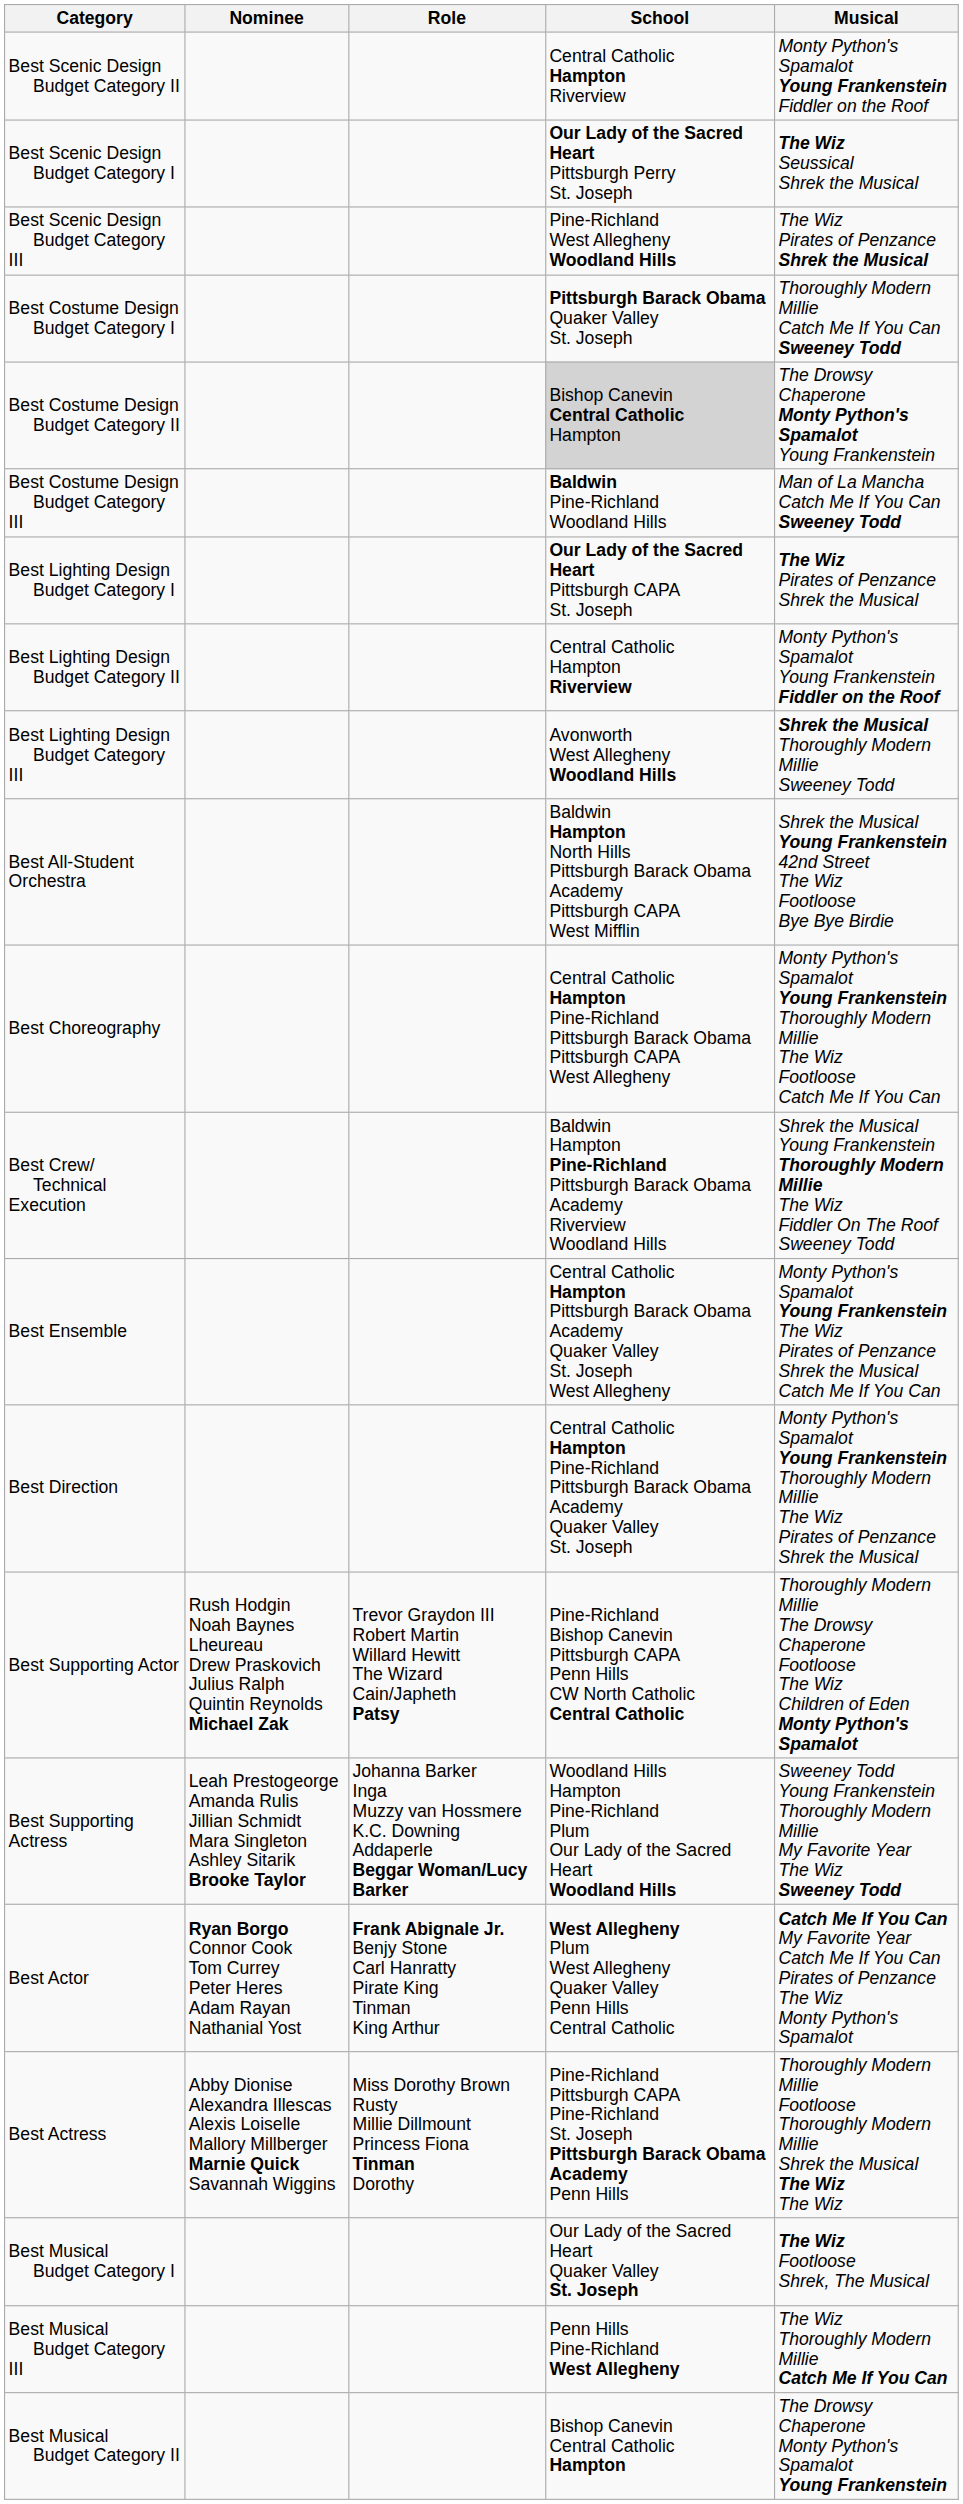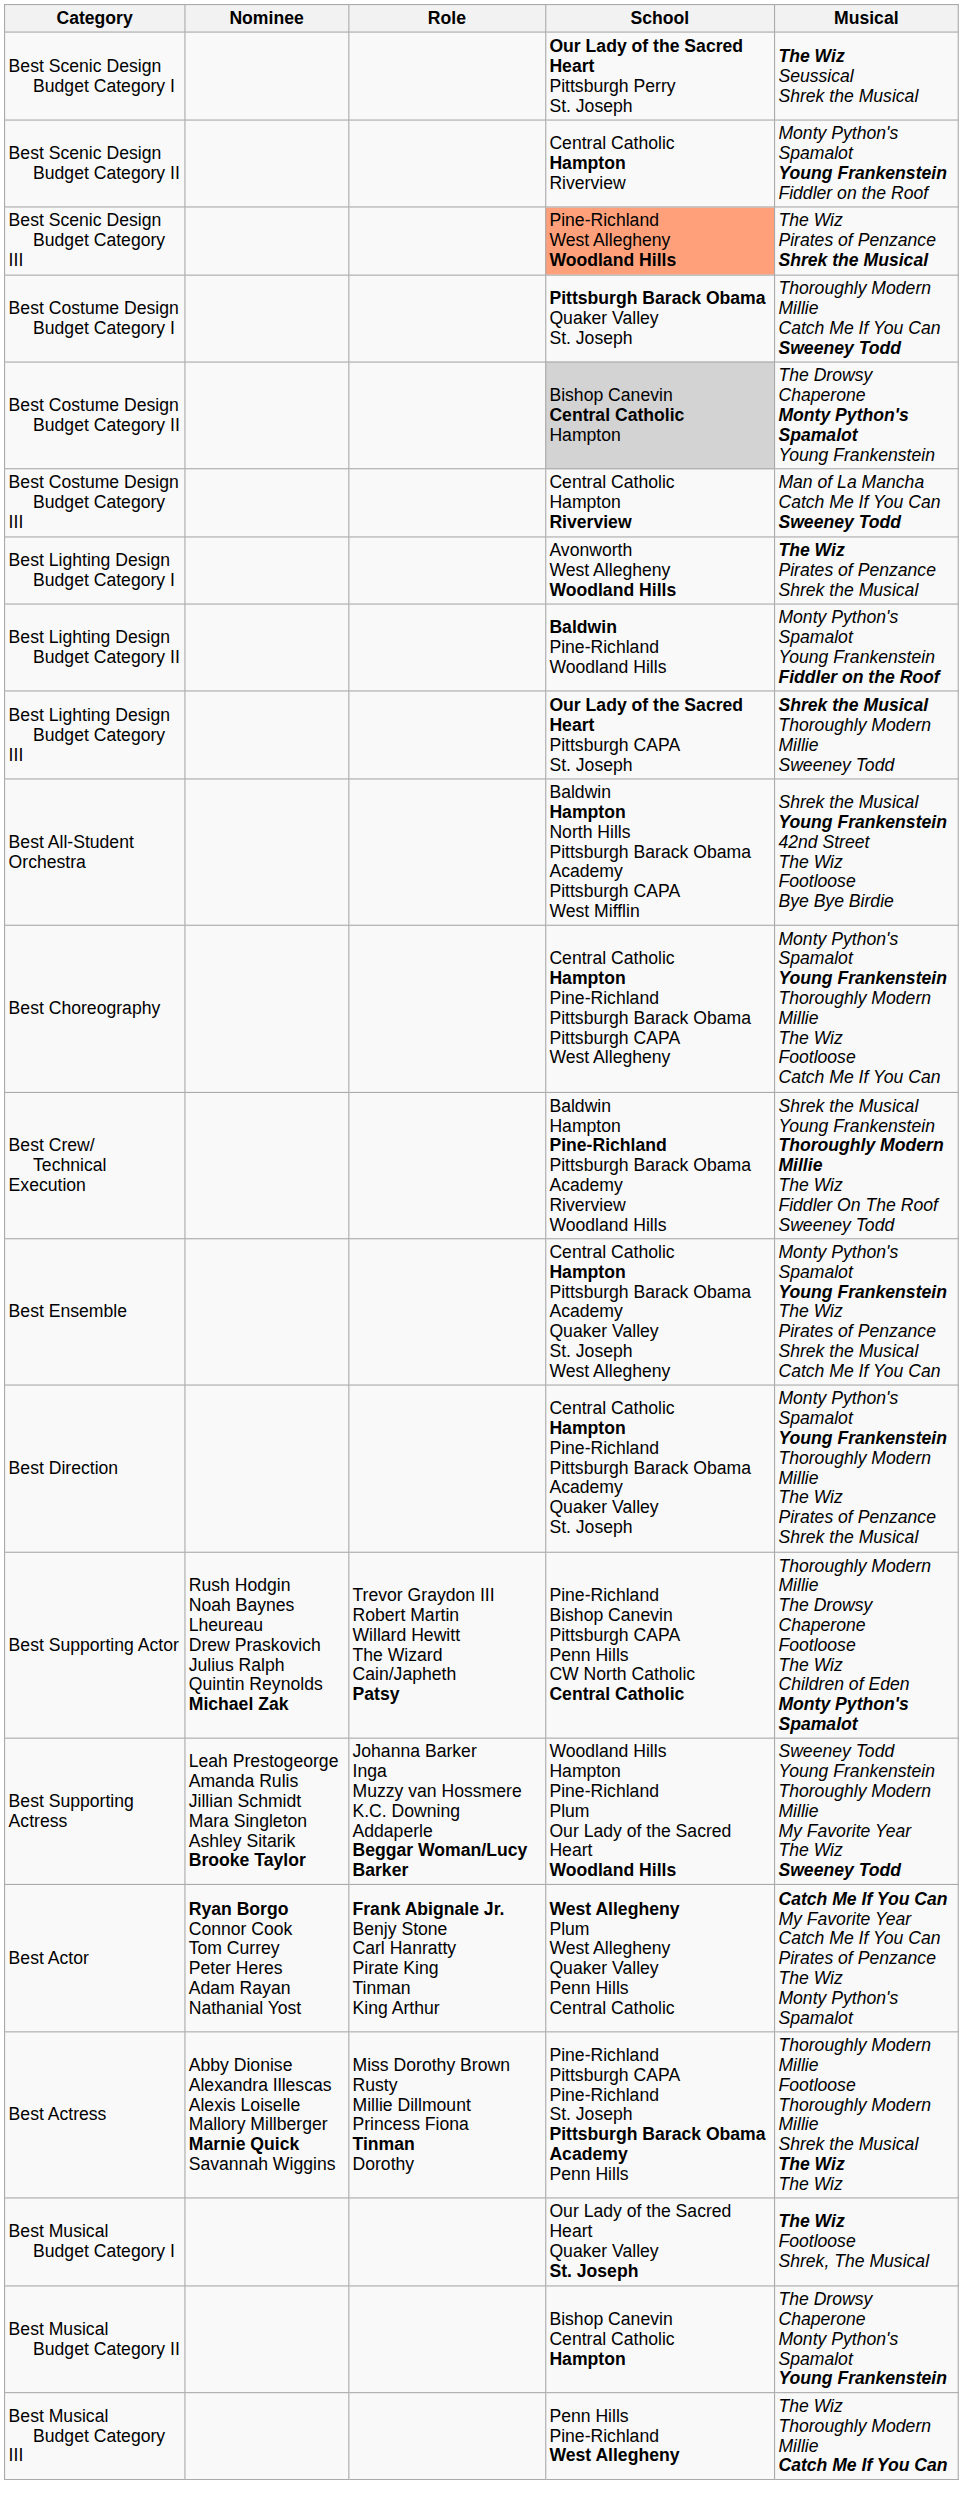rows swapped: (92, 163) <-> (94, 76)
(613, 240) no background -> (613, 240) lightsalmon background
(608, 502) Baldwin Pine-Richland Woodland Hills -> (612, 502) Central Catholic Hampton Riverview
(646, 580) Our Lady of the Sacred Heart Pittsburgh CAPA St. Joseph -> (613, 570) Avonworth West Allegheny Woodland Hills
(612, 667) Central Catholic Hampton Riverview -> (608, 647) Baldwin Pine-Richland Woodland Hills
(613, 754) Avonworth West Allegheny Woodland Hills -> (646, 734) Our Lady of the Sacred Heart Pittsburgh CAPA St. Joseph
rows swapped: (94, 2446) <-> (87, 2348)
